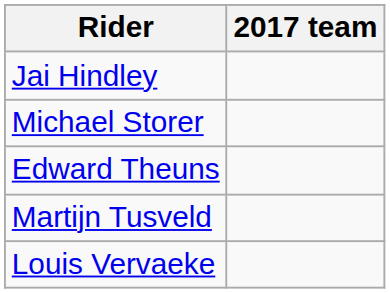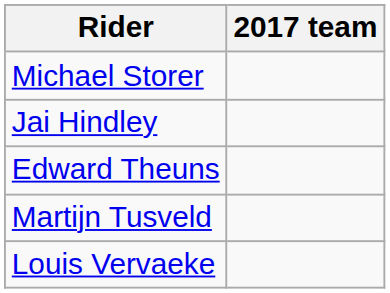rows swapped: (85, 75) <-> (108, 122)
